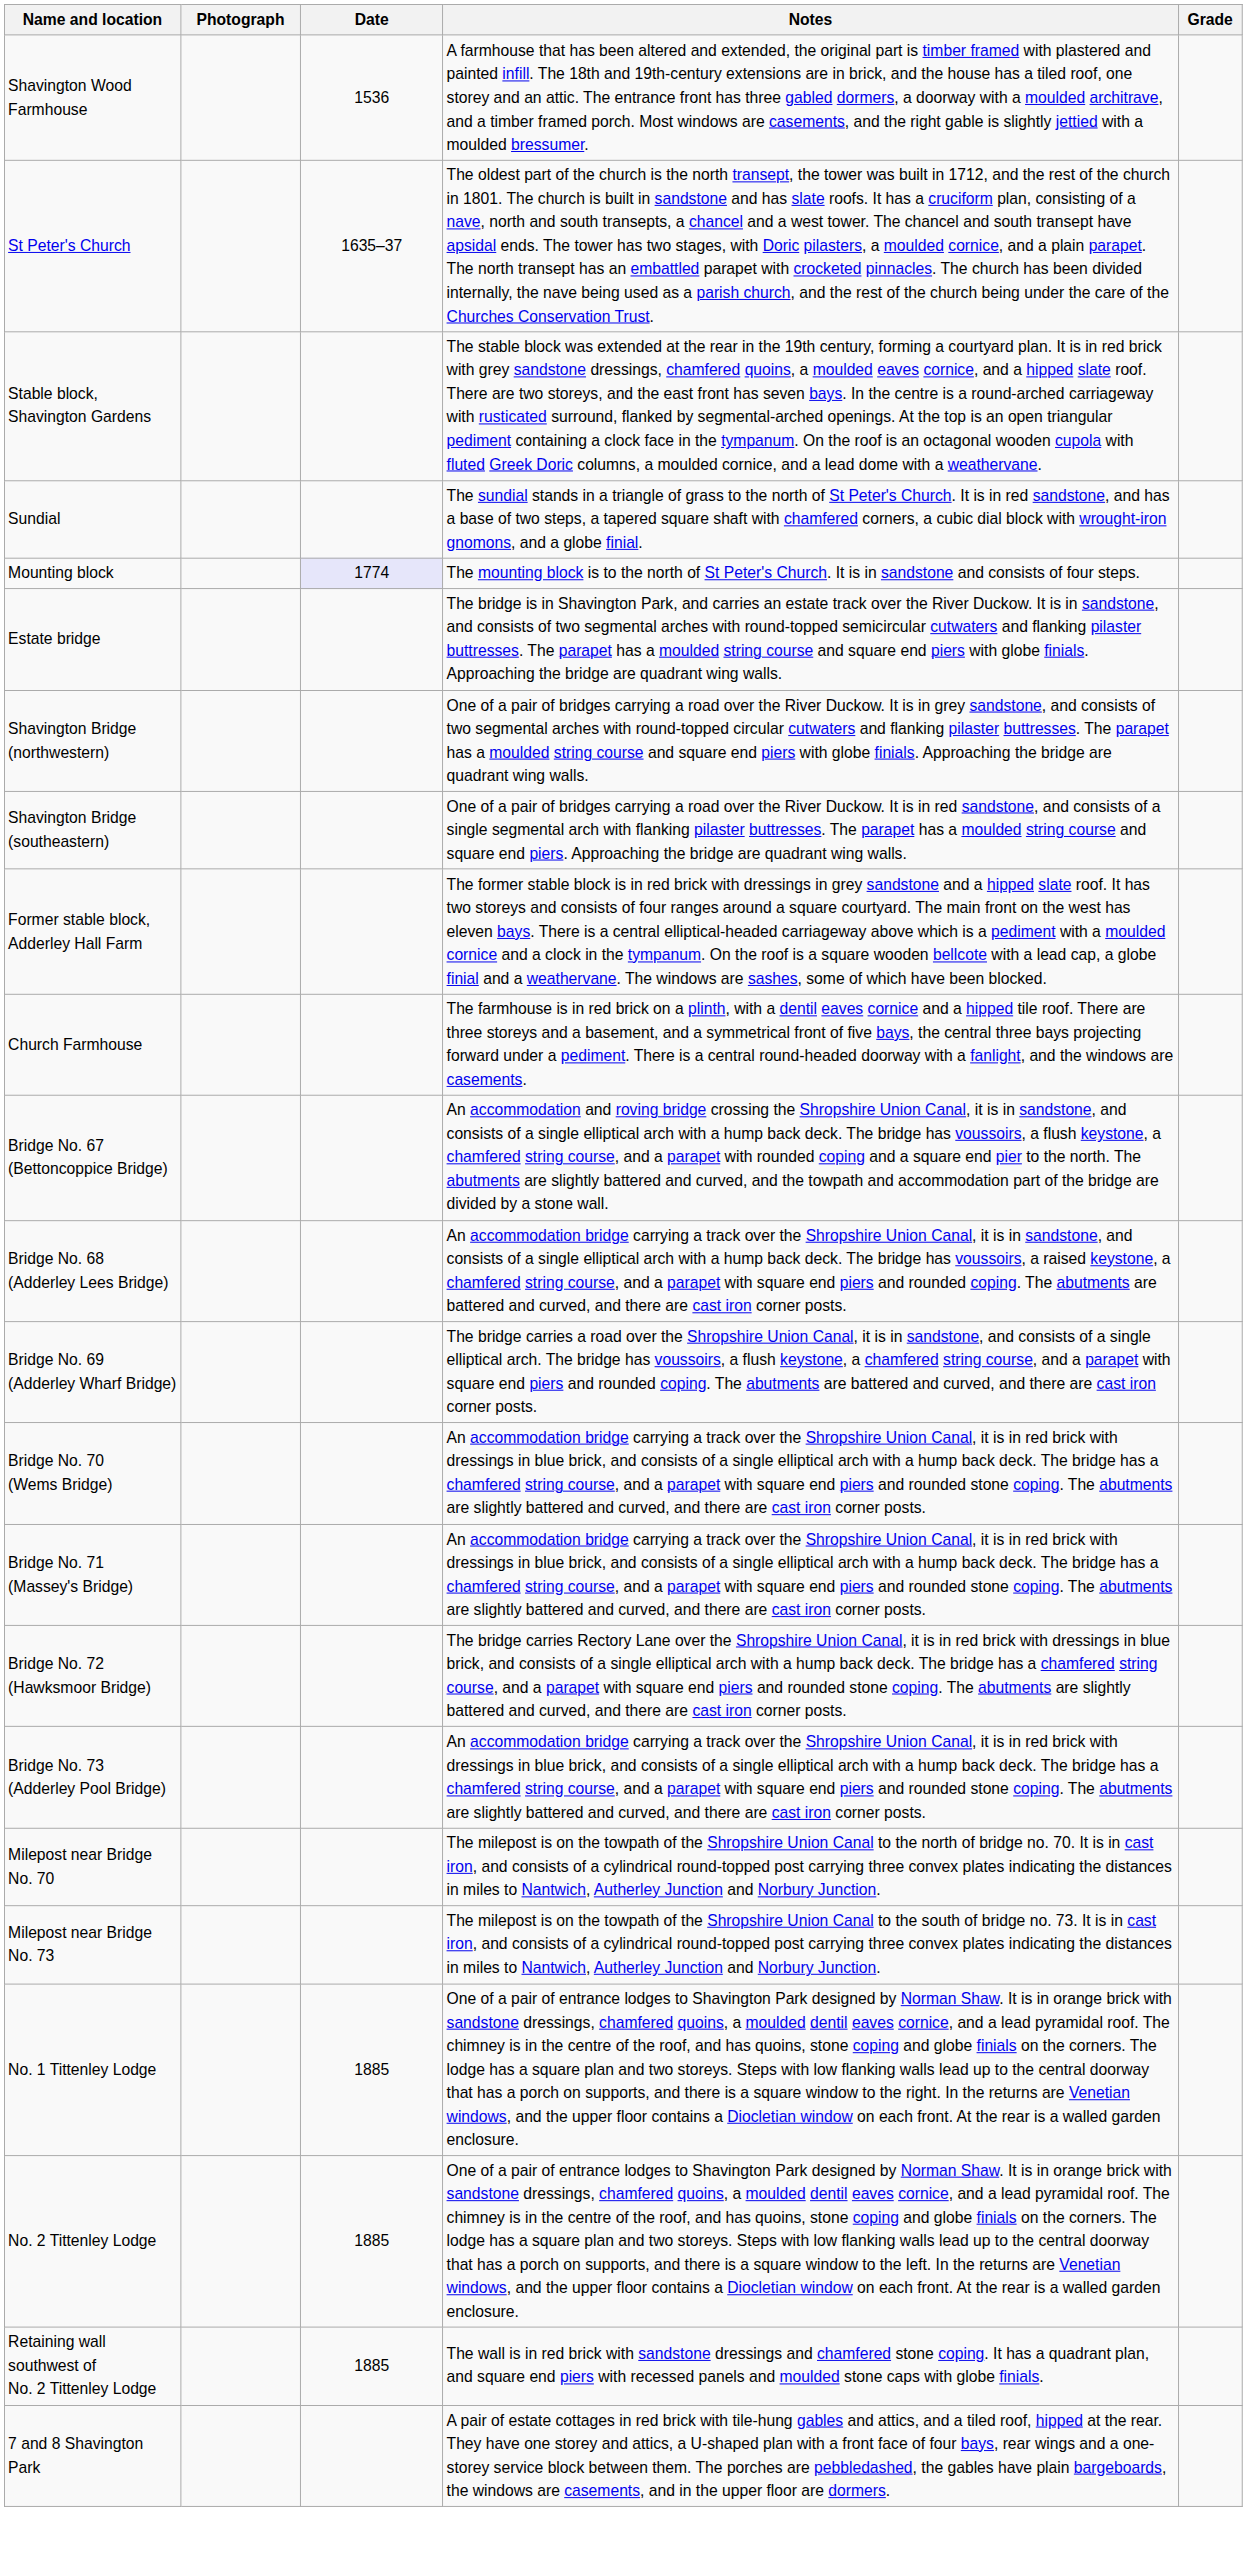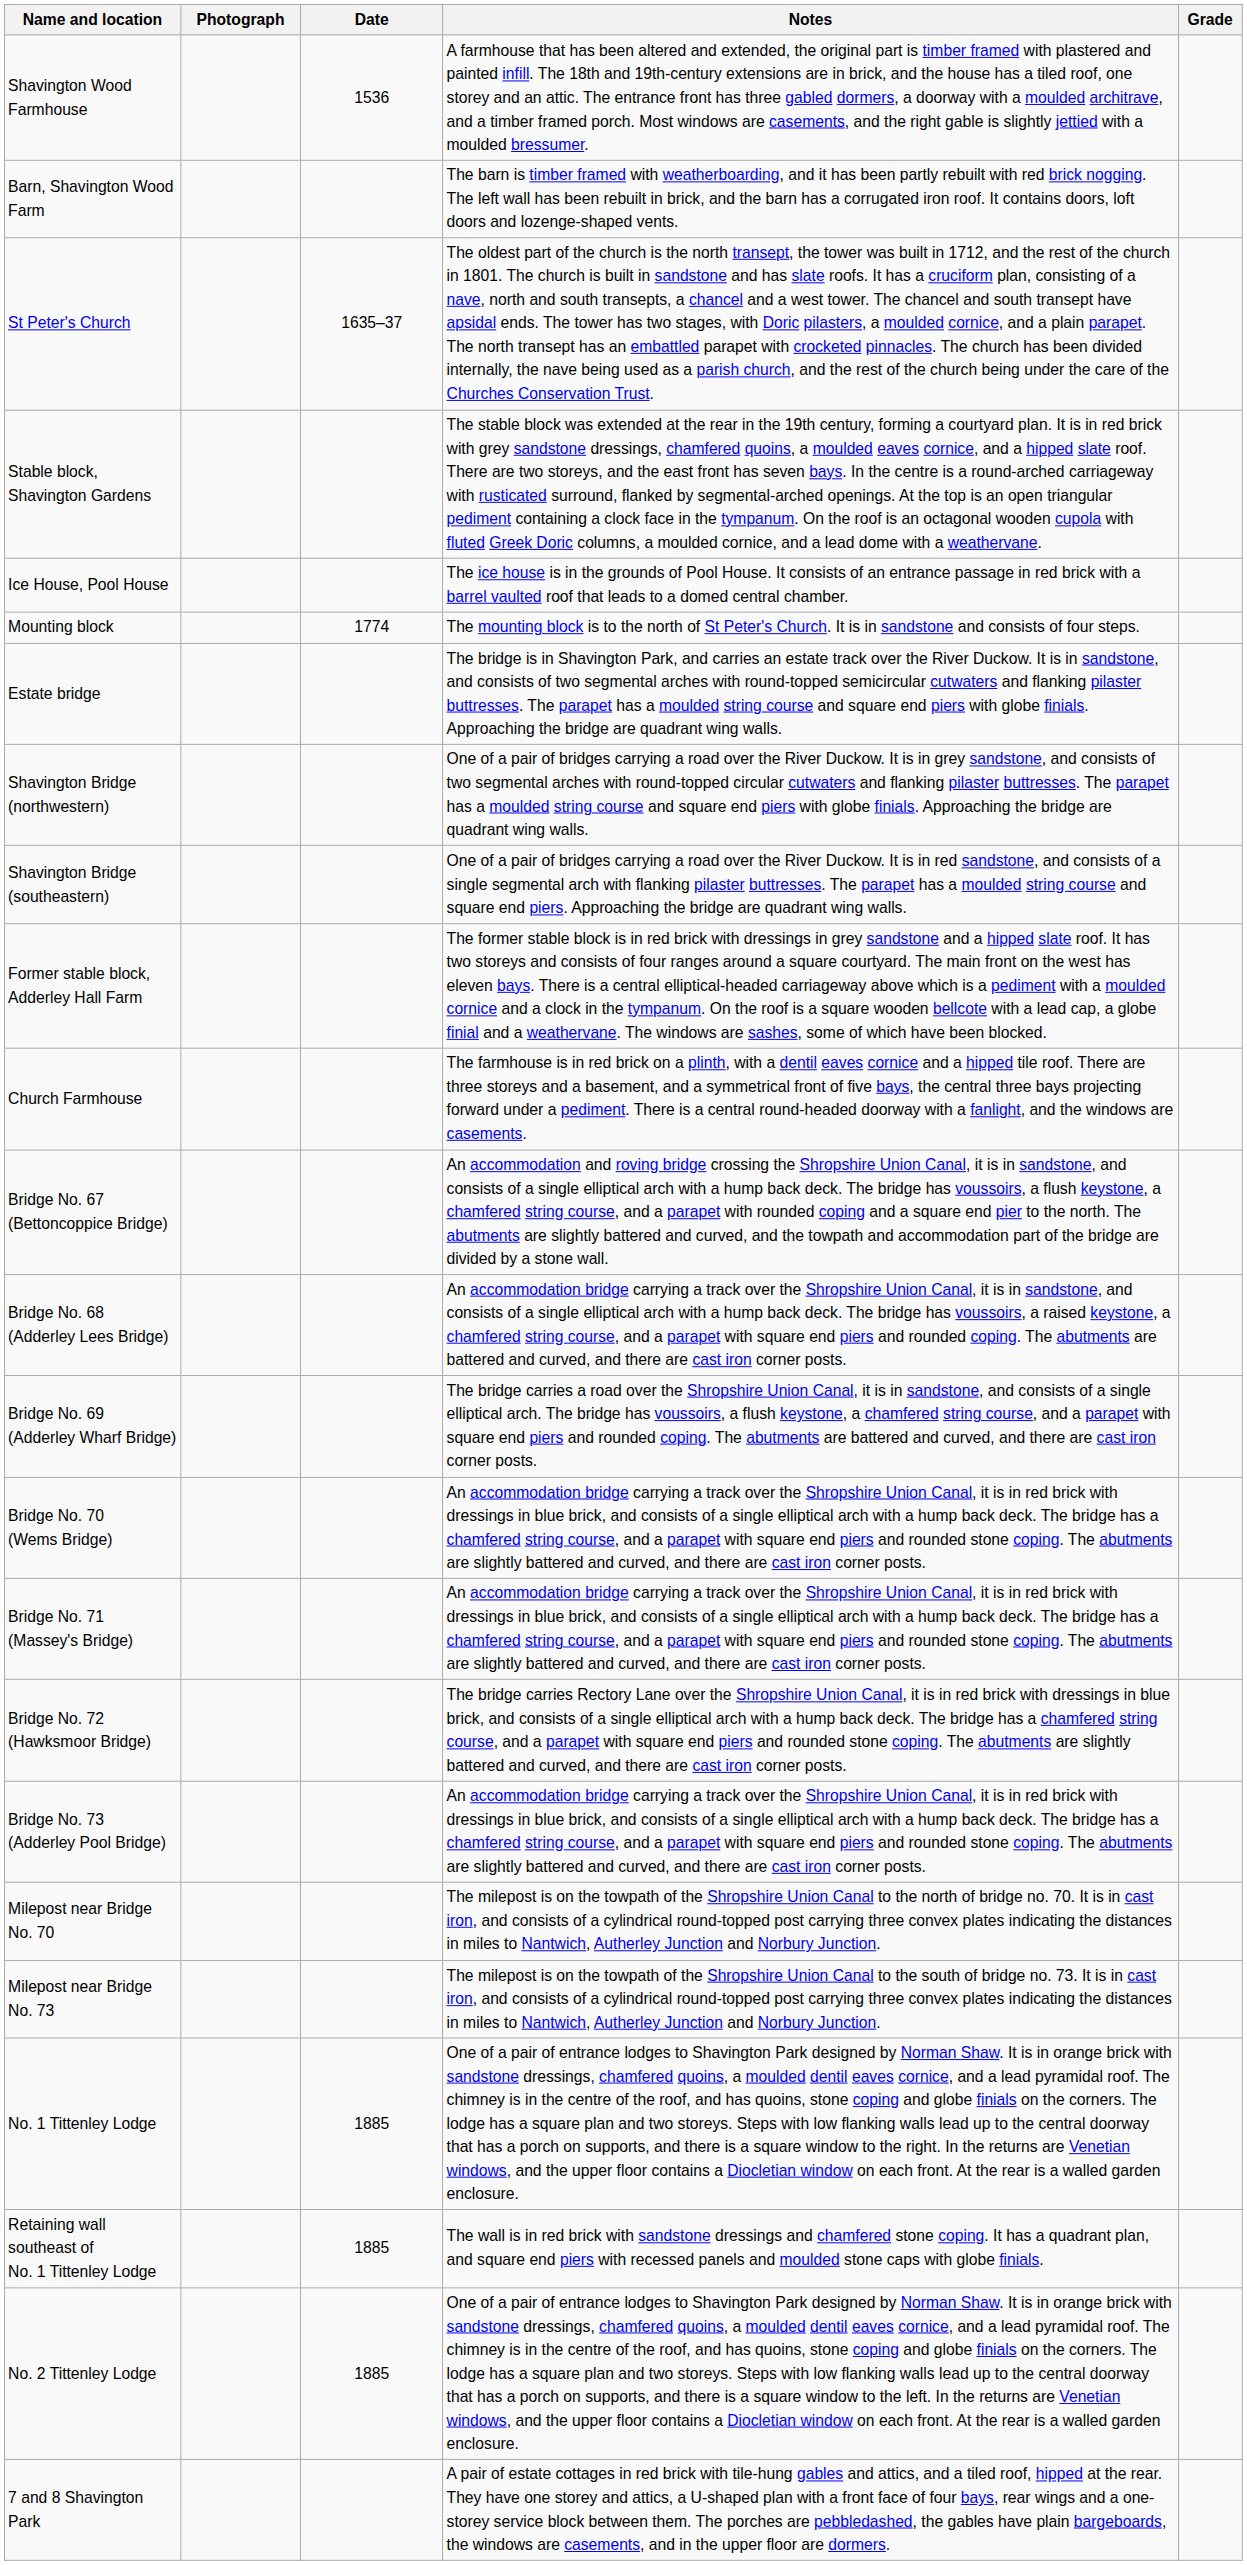+ row: (91, 198)
+ row: (88, 585)
- row: (34, 519)
(372, 573) lavender background -> (372, 627) no background
+ row: (82, 2248)
- row: (82, 2366)
